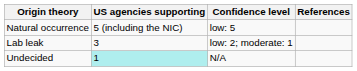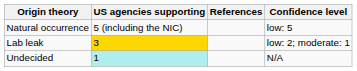columns swapped: (251, 12) <-> (324, 12)
(96, 43) no background -> (96, 43) gold background
